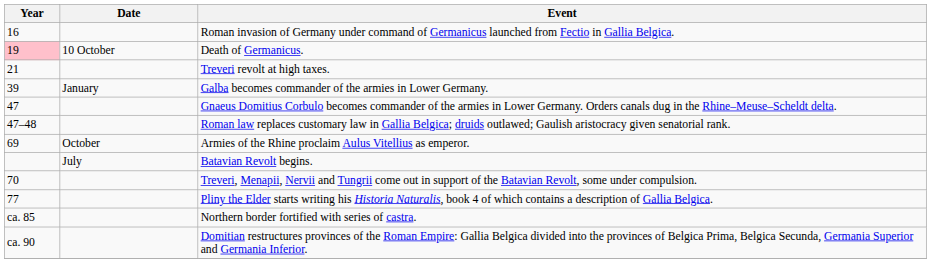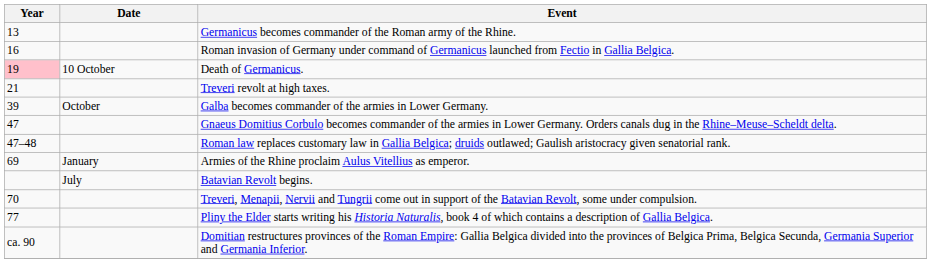+ row: (358, 32)
(81, 87) January -> (81, 106) October
(81, 143) October -> (81, 161) January
- row: (308, 217)
